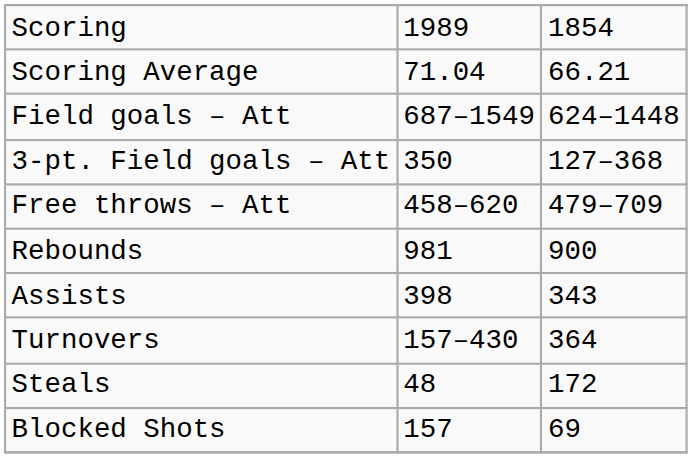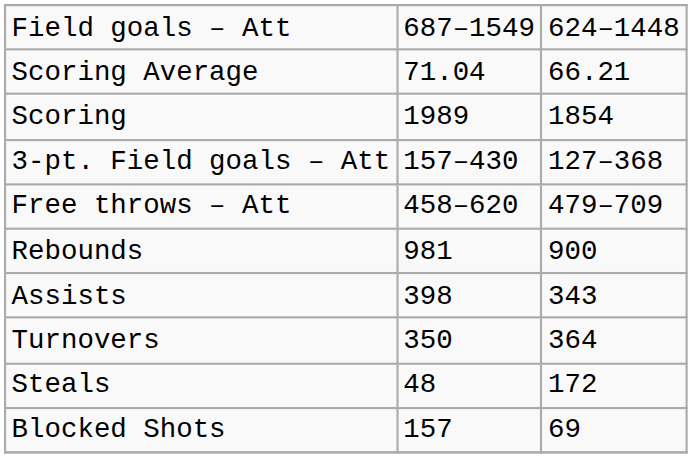rows swapped: (69, 27) <-> (152, 117)
(428, 162) 350 -> (461, 162) 157–430
(461, 340) 157–430 -> (428, 340) 350
